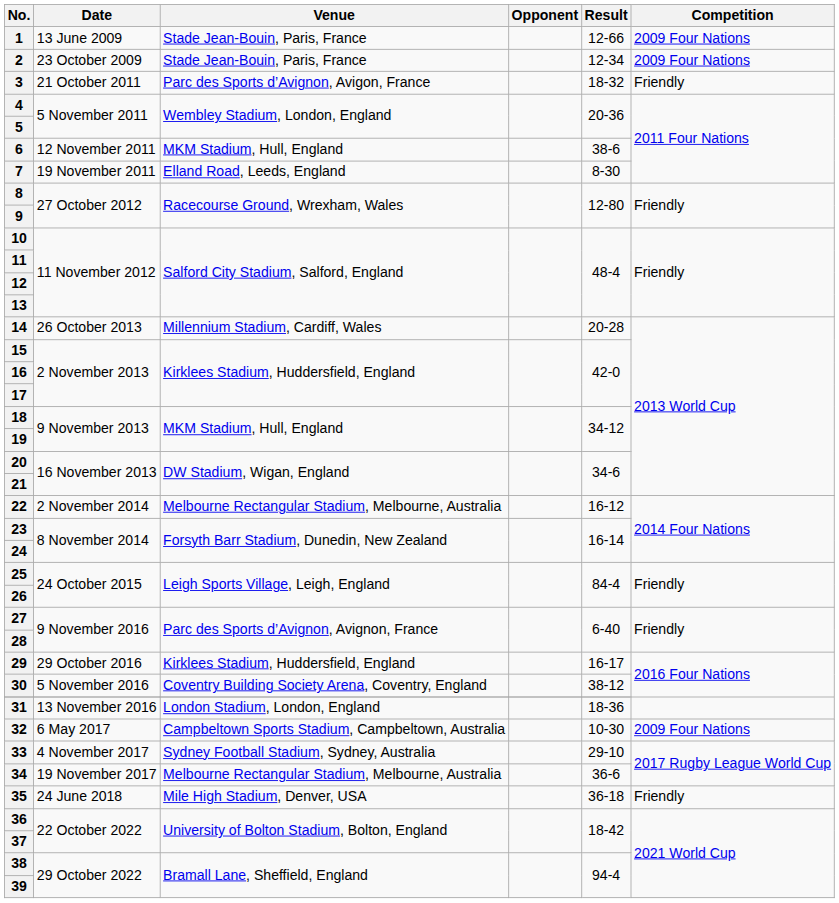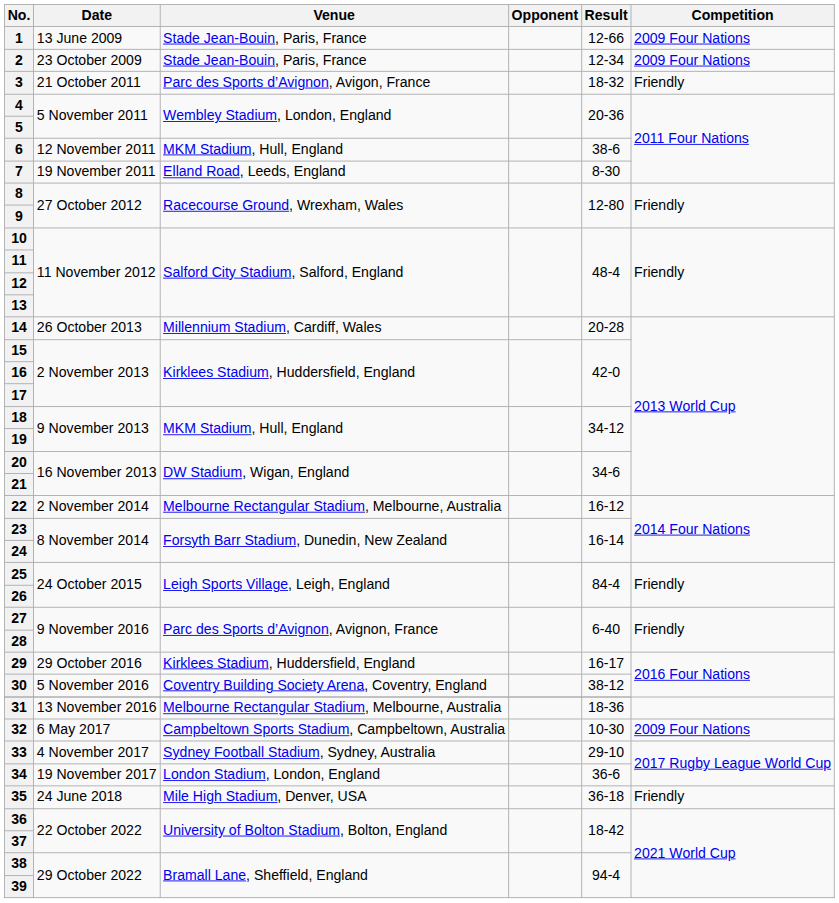(272, 707) London Stadium, London, England -> (332, 707) Melbourne Rectangular Stadium, Melbourne, Australia
(332, 774) Melbourne Rectangular Stadium, Melbourne, Australia -> (272, 774) London Stadium, London, England
